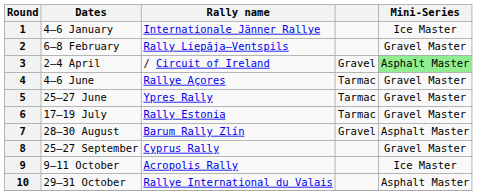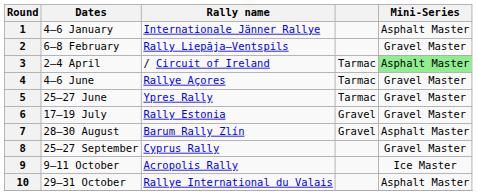(425, 30) Ice Master -> (425, 30) Asphalt Master
(357, 64) Gravel -> (357, 64) Tarmac
(357, 115) Tarmac -> (357, 115) Gravel
